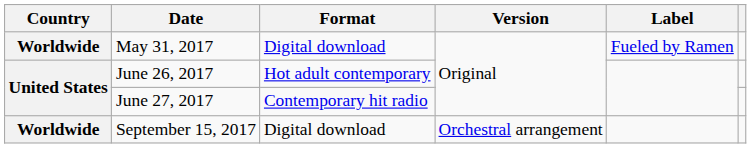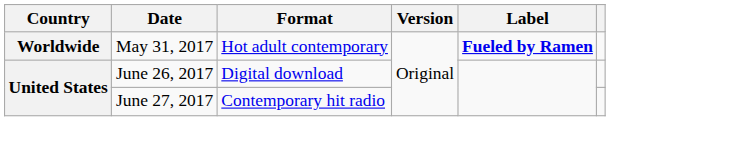(325, 45) Digital download -> (305, 45) Hot adult contemporary
(672, 45) normal -> (528, 45) bold
(347, 73) Hot adult contemporary -> (282, 73) Digital download
- row: (186, 128)
